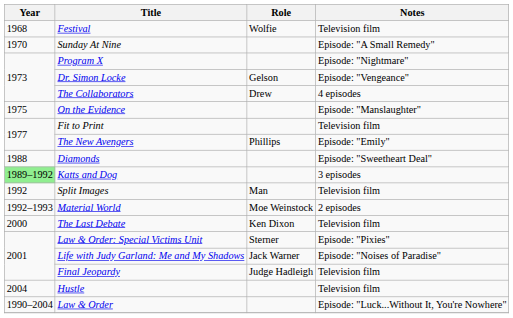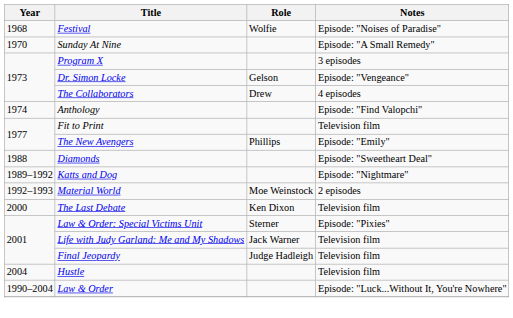(349, 28) Television film -> (379, 28) Episode: "Noises of Paradise"
(363, 61) Episode: "Nightmare" -> (339, 61) 3 episodes
+ row: (79, 110)
- row: (91, 110)
(30, 175) lightgreen background -> (30, 175) no background
(339, 175) 3 episodes -> (363, 175) Episode: "Nightmare"
- row: (83, 191)
(379, 256) Episode: "Noises of Paradise" -> (349, 239) Television film
